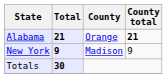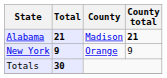(101, 37) Orange -> (104, 37) Madison
(104, 51) Madison -> (101, 51) Orange
